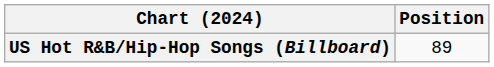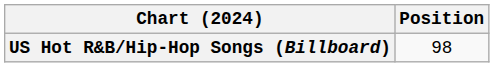(442, 48) 89 -> (442, 48) 98
